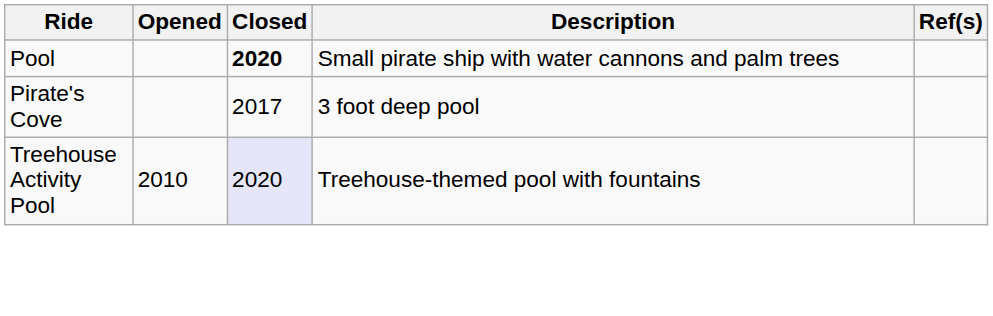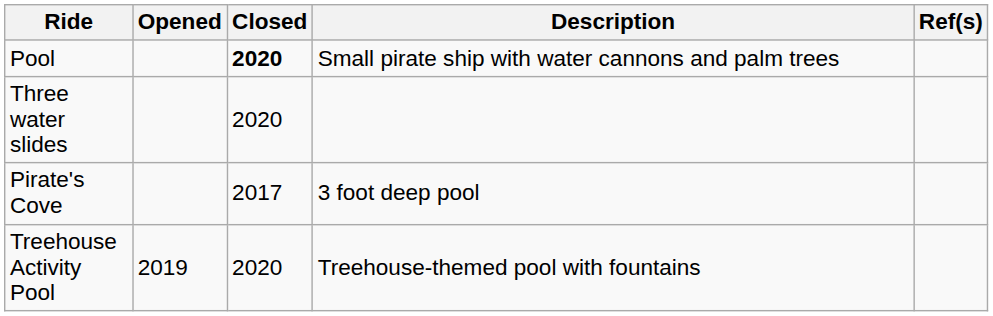+ row: (39, 119)
(163, 180) 2010 -> (163, 267) 2019
(257, 180) lavender background -> (257, 267) no background
